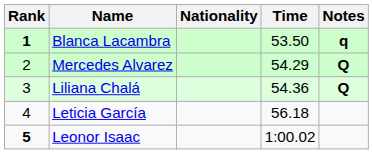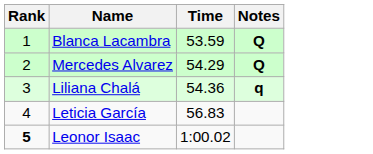- column: (219, 16)
(27, 40) bold -> (27, 40) normal
(290, 40) 53.50 -> (205, 40) 53.59
(344, 40) q -> (259, 40) Q
(344, 88) Q -> (259, 88) q
(290, 112) 56.18 -> (205, 112) 56.83
